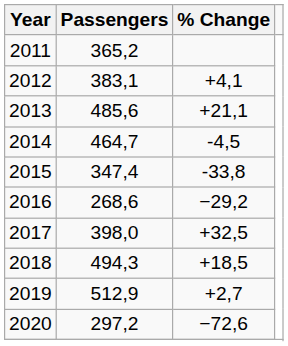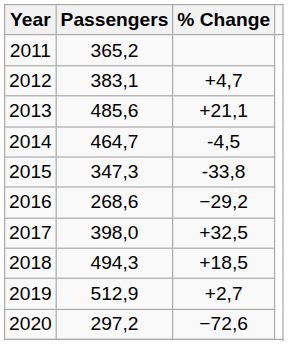(224, 80) +4,1 -> (224, 80) +4,7
(114, 171) 347,4 -> (114, 171) 347,3
